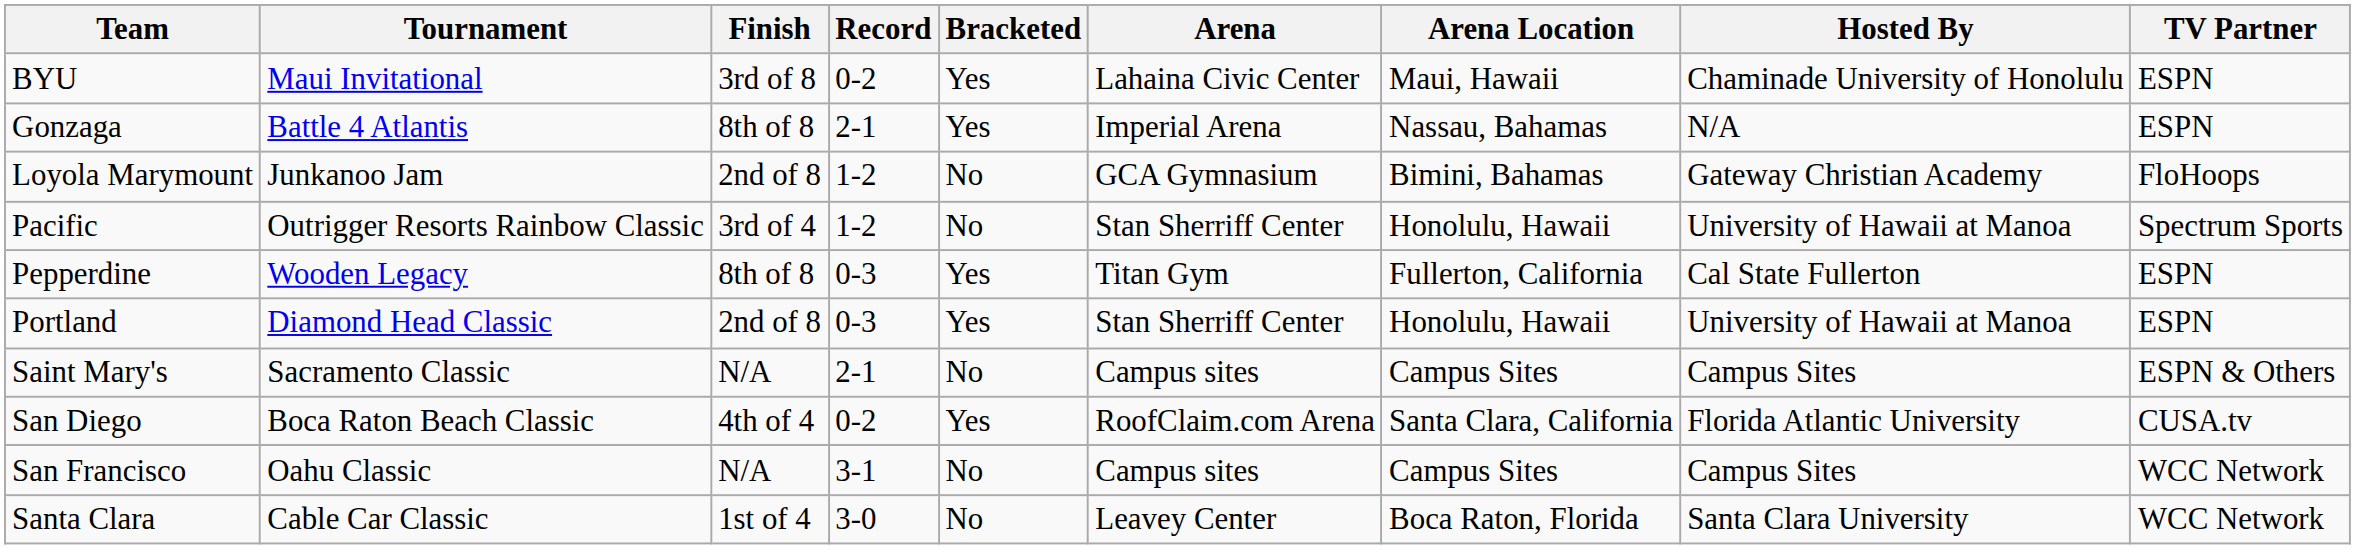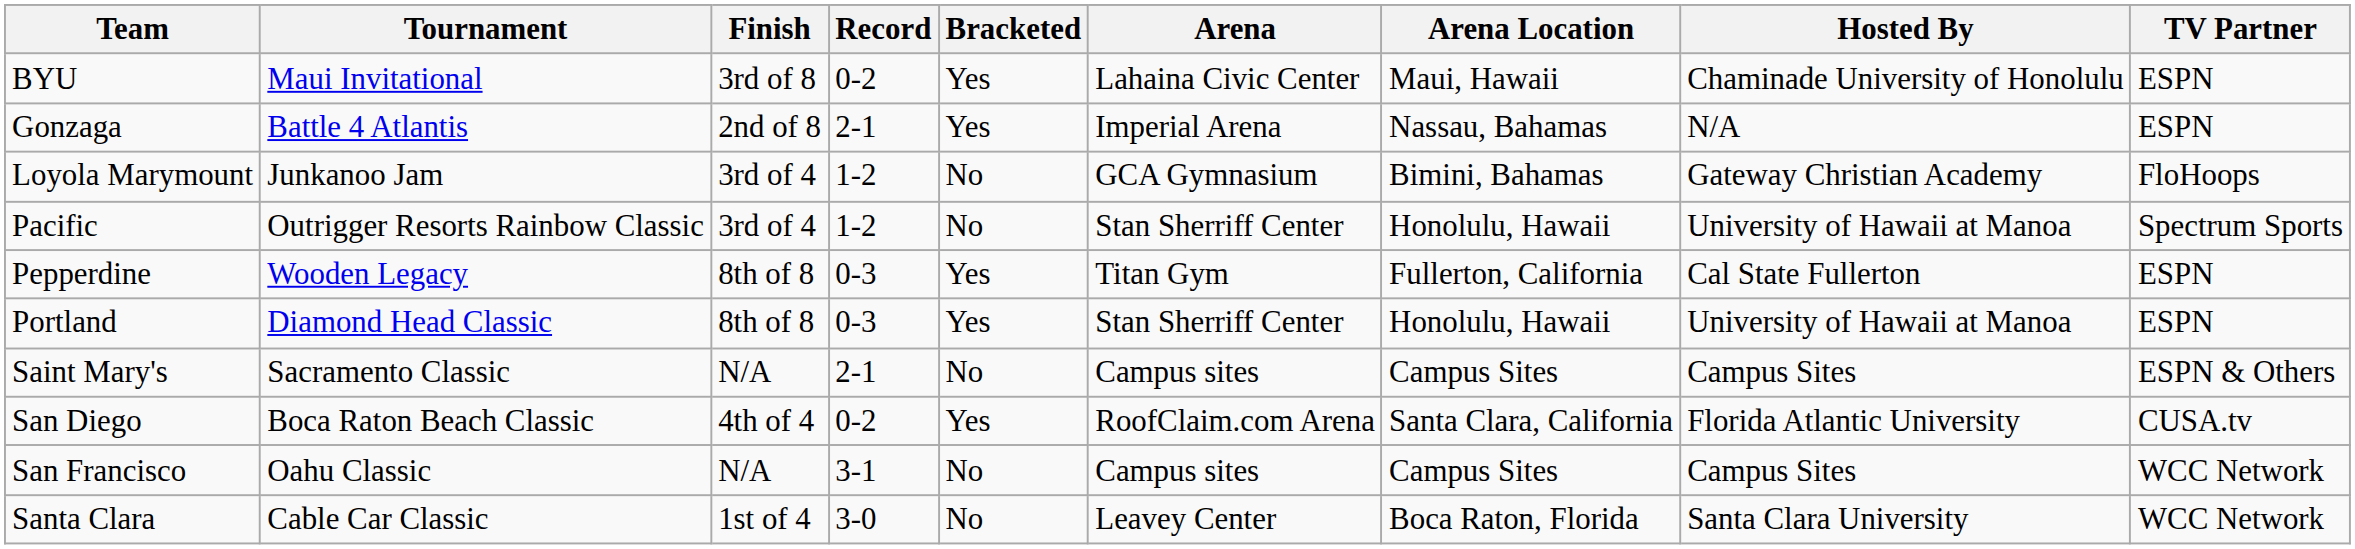(766, 126) 8th of 8 -> (770, 126) 2nd of 8
(770, 175) 2nd of 8 -> (767, 175) 3rd of 4
(770, 322) 2nd of 8 -> (766, 322) 8th of 8
